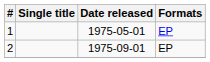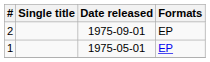rows swapped: (10, 31) <-> (10, 48)
